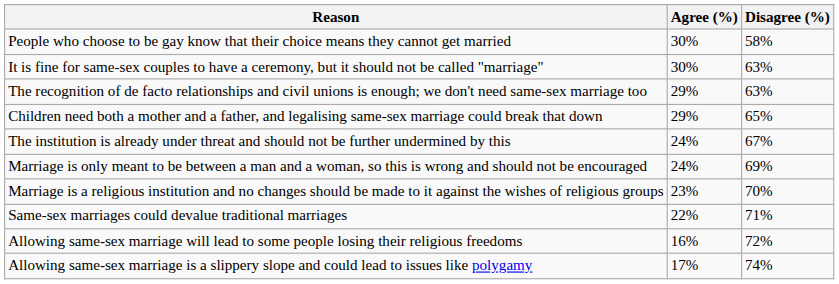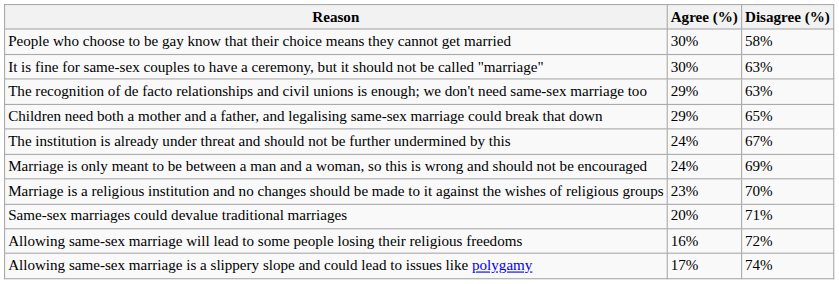(685, 215) 22% -> (685, 215) 20%
